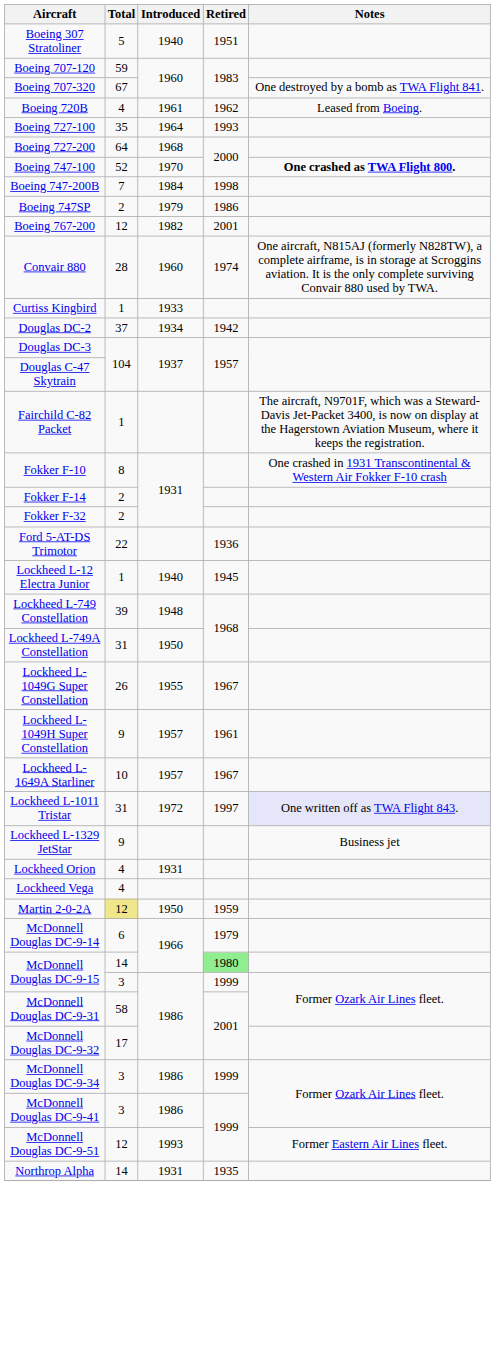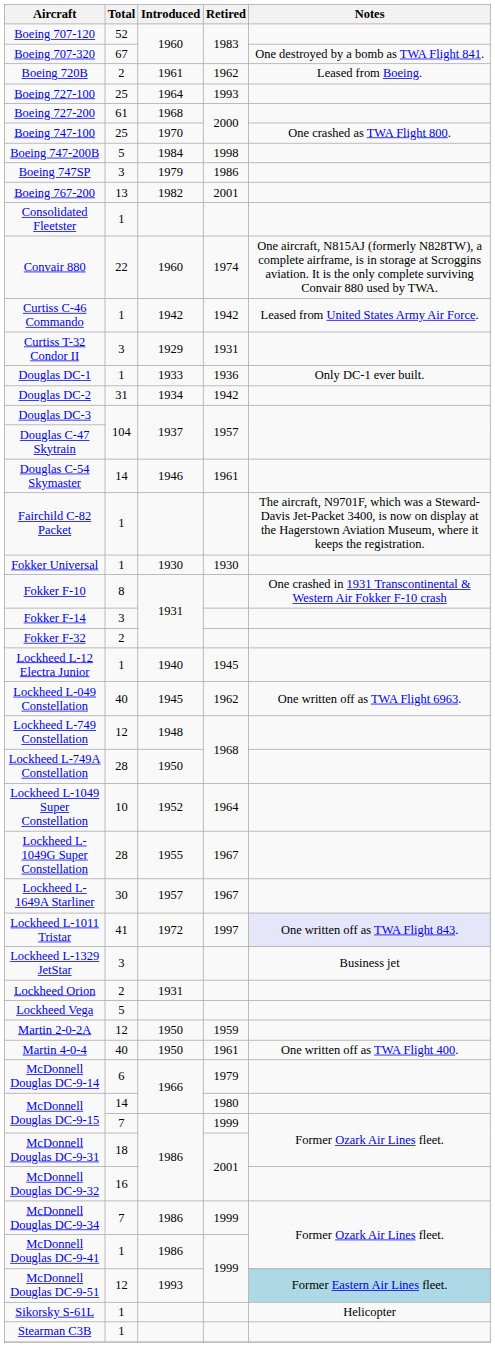- row: (55, 41)
(121, 68) 59 -> (121, 34) 52
(121, 107) 4 -> (121, 73) 2
(121, 127) 35 -> (121, 93) 25
(121, 147) 64 -> (121, 113) 61
(121, 166) 52 -> (121, 133) 25
(370, 166) bold -> (370, 133) normal
(121, 186) 7 -> (121, 152) 5
(121, 206) 2 -> (121, 172) 3
(121, 226) 12 -> (121, 192) 13
+ row: (55, 219)
(121, 267) 28 -> (121, 267) 22
- row: (55, 308)
+ row: (55, 315)
+ row: (55, 348)
+ row: (55, 375)
(121, 327) 37 -> (121, 395) 31
+ row: (55, 475)
+ row: (55, 564)
(121, 497) 2 -> (121, 618) 3
- row: (55, 543)
+ row: (55, 698)
(121, 611) 39 -> (121, 732) 12
(121, 645) 31 -> (121, 766) 28
+ row: (55, 807)
(121, 685) 26 -> (121, 855) 28
- row: (55, 733)
(121, 774) 10 -> (121, 895) 30
(121, 808) 31 -> (121, 929) 41
(121, 842) 9 -> (121, 963) 3
(121, 869) 4 -> (121, 990) 2
(121, 888) 4 -> (121, 1010) 5
(121, 908) khaki background -> (121, 1030) no background
+ row: (55, 1049)
(226, 962) lightgreen background -> (226, 1103) no background
(121, 982) 3 -> (121, 1123) 7
(121, 1008) 58 -> (121, 1150) 18
(121, 1042) 17 -> (121, 1183) 16
(121, 1076) 3 -> (121, 1217) 7
(121, 1110) 3 -> (121, 1251) 1
(370, 1144) no background -> (370, 1285) lightblue background
- row: (55, 1171)
+ row: (55, 1312)
+ row: (55, 1332)
